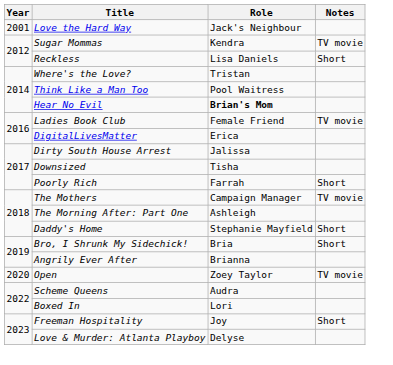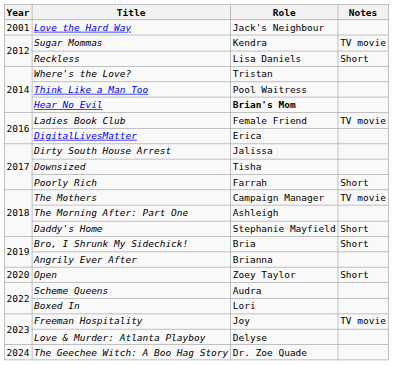(340, 275) TV movie -> (354, 275) Short
(332, 321) Short -> (363, 321) TV movie
+ row: (131, 352)
